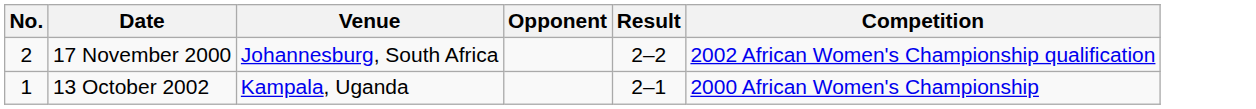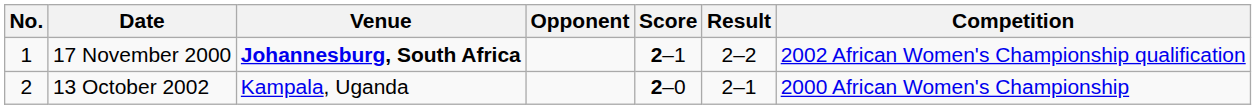+ column: (668, 21)
(26, 54) 2 -> (26, 54) 1
(370, 54) normal -> (381, 54) bold
(26, 87) 1 -> (26, 87) 2
